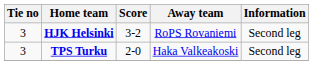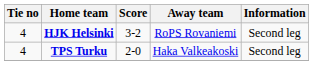(23, 32) 3 -> (23, 32) 4
(23, 51) 3 -> (23, 51) 4
